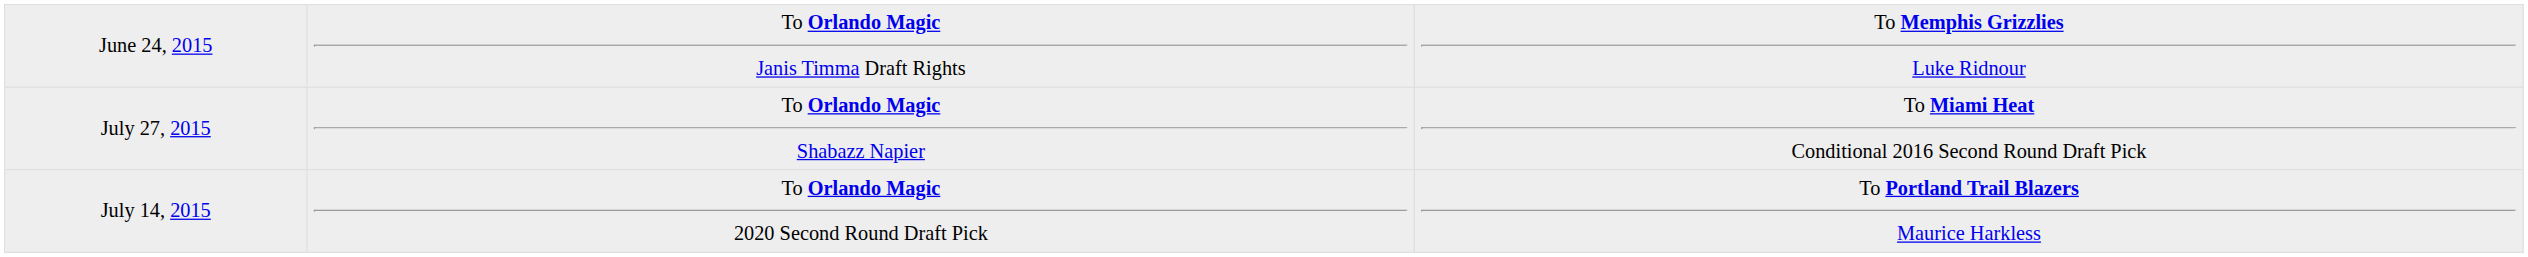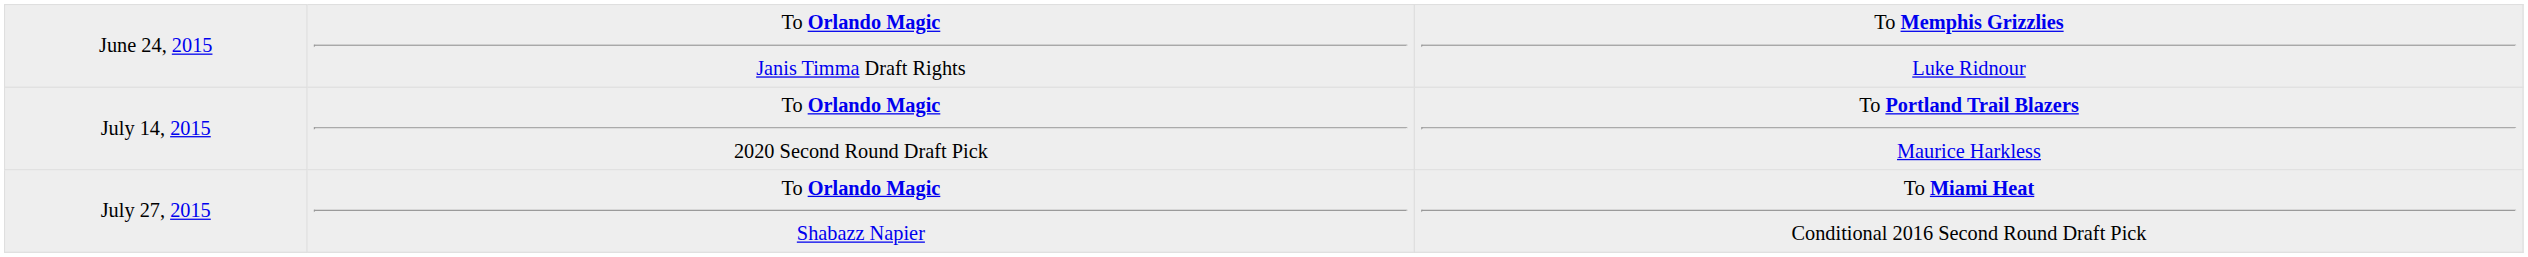rows swapped: (156, 210) <-> (156, 128)
